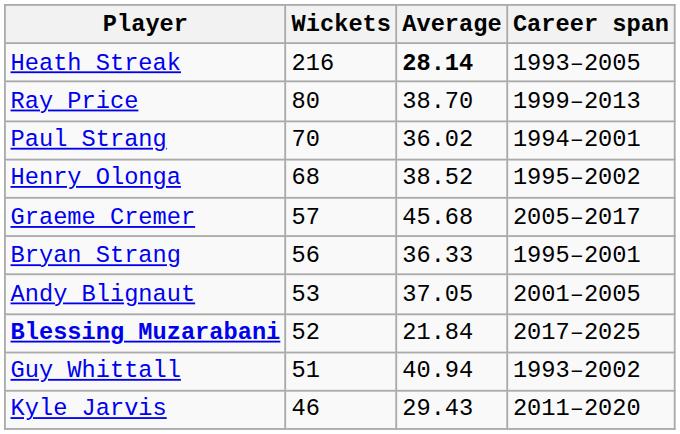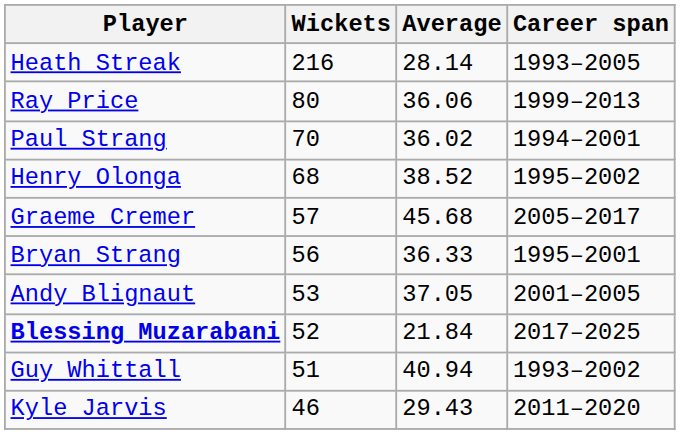(438, 63) bold -> (438, 63) normal
(438, 101) 38.70 -> (438, 101) 36.06
